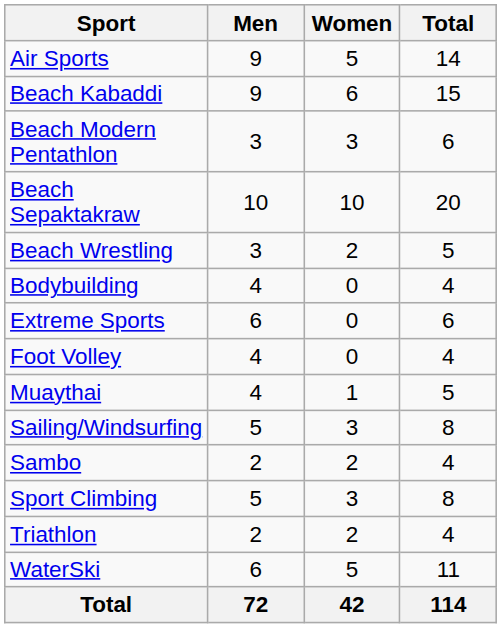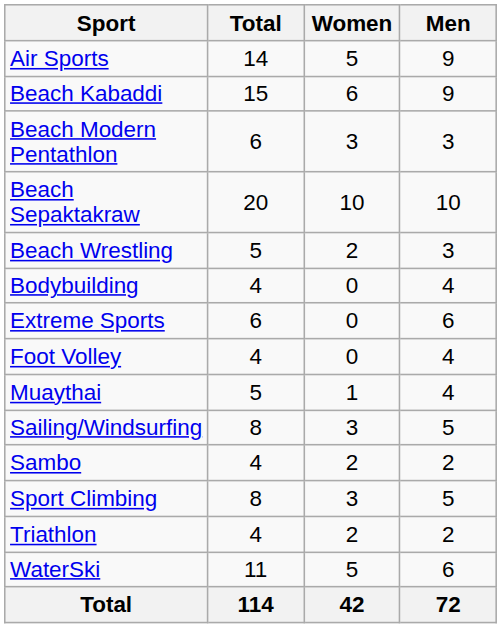columns swapped: (256, 23) <-> (448, 23)
